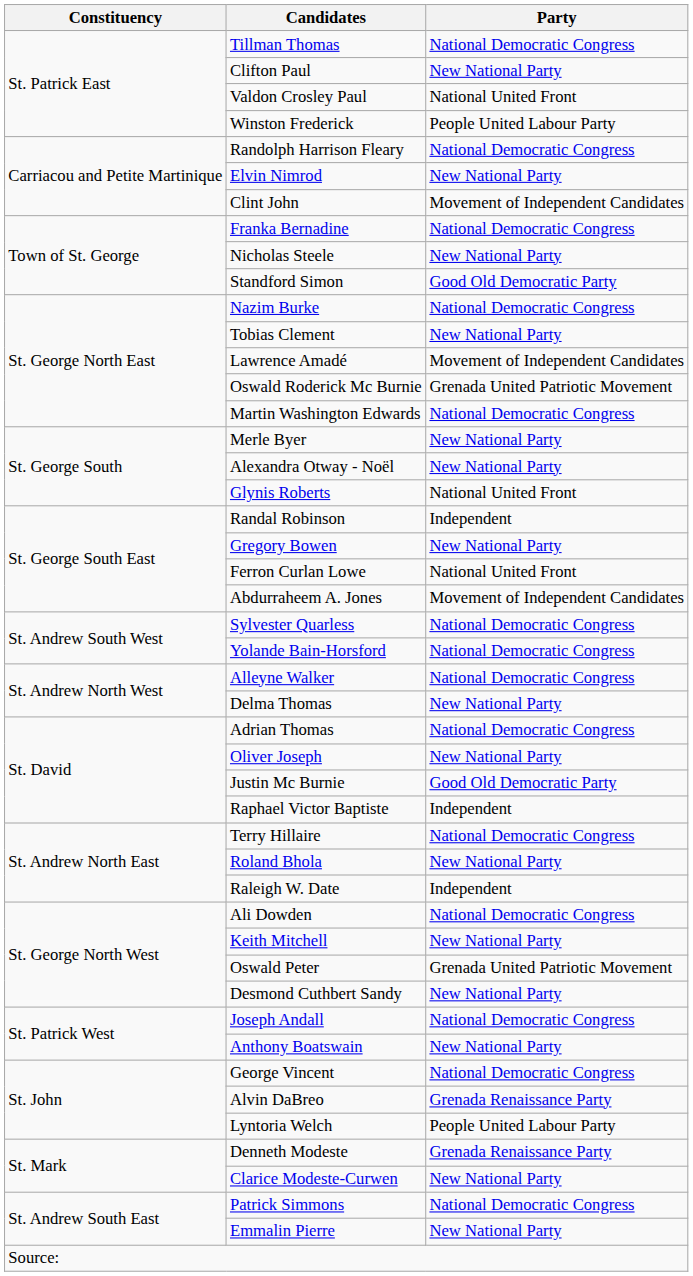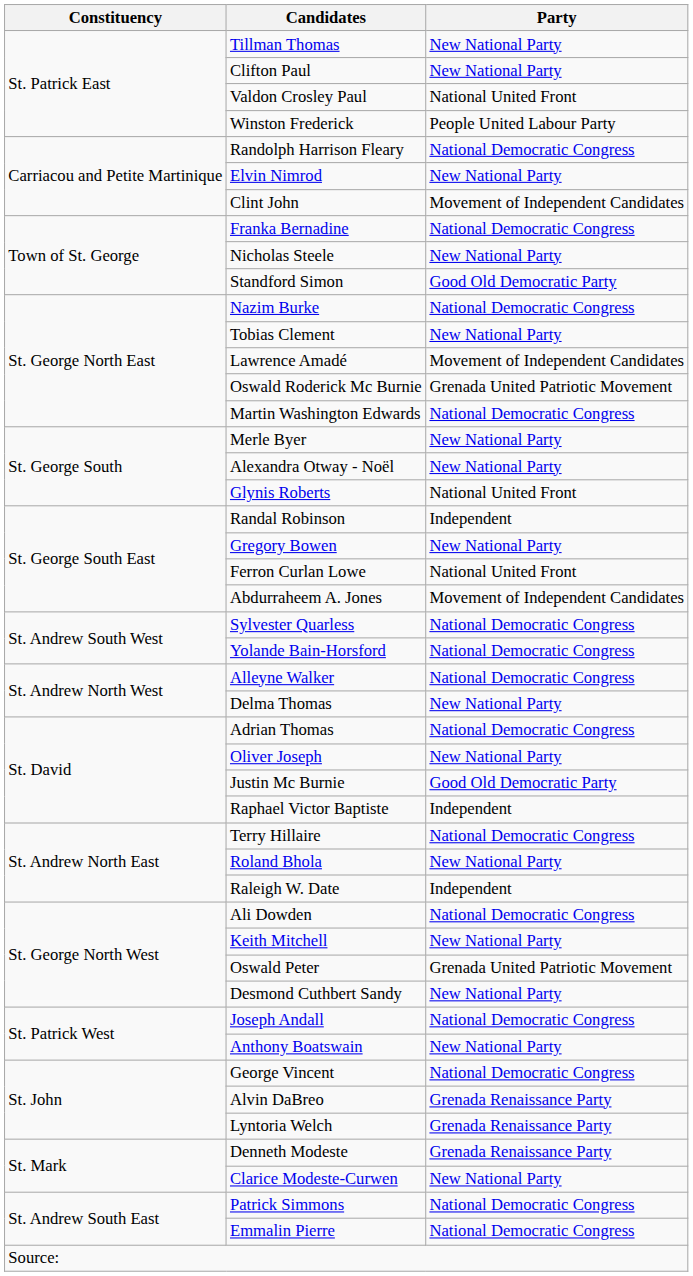(532, 44) National Democratic Congress -> (496, 44) New National Party
(523, 1126) People United Labour Party -> (520, 1126) Grenada Renaissance Party
(496, 1231) New National Party -> (532, 1231) National Democratic Congress
